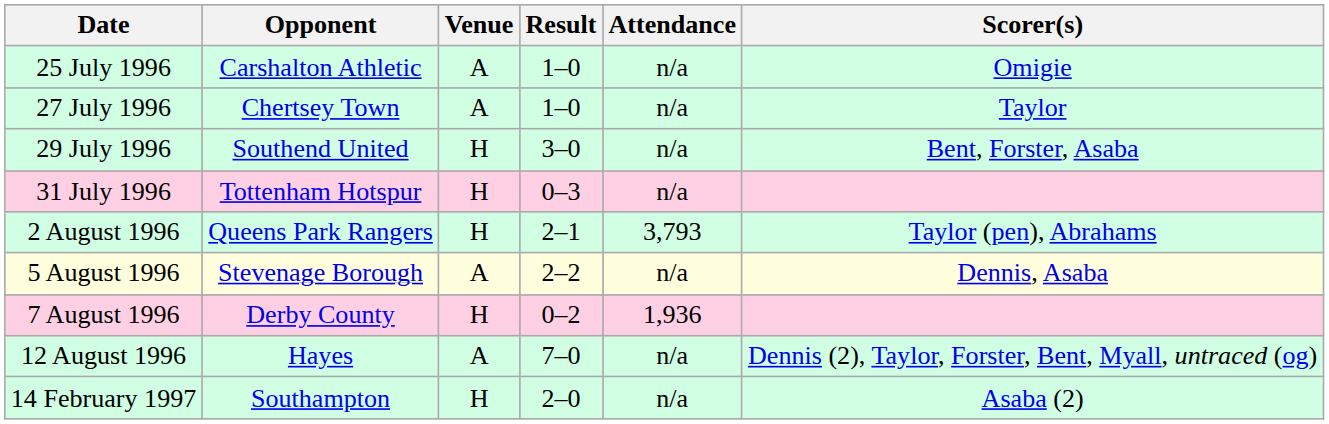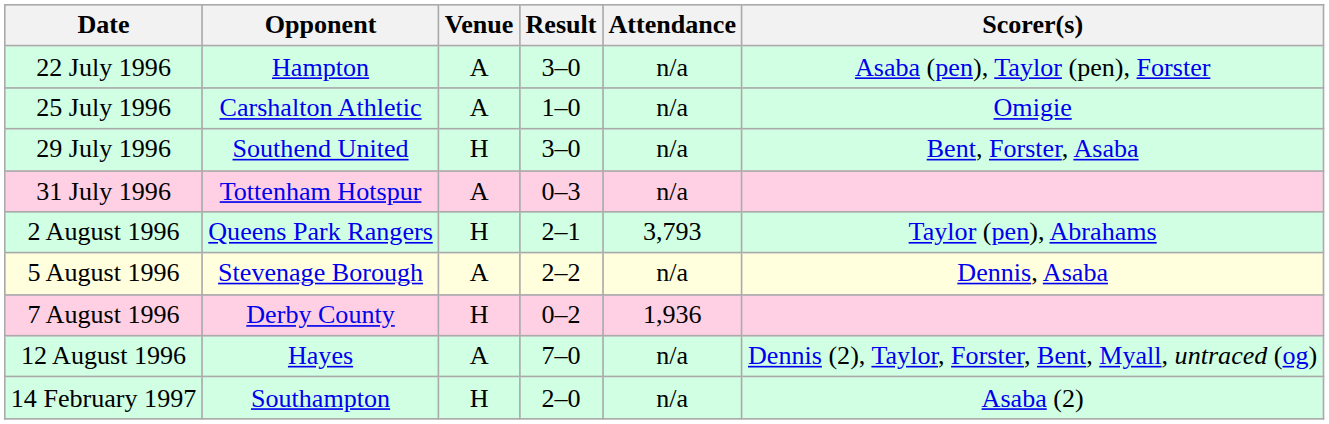+ row: (104, 66)
- row: (104, 107)
(479, 190) H -> (479, 190) A
